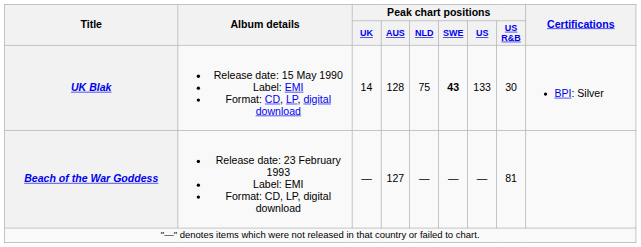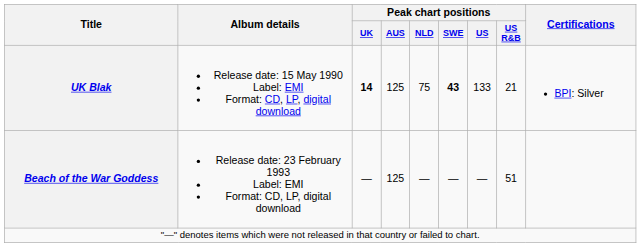(366, 87) normal -> (366, 87) bold
(395, 87) 128 -> (395, 87) 125
(511, 87) 30 -> (511, 87) 21
(395, 179) 127 -> (395, 179) 125
(511, 179) 81 -> (511, 179) 51
